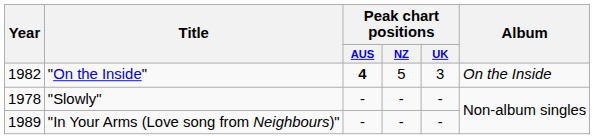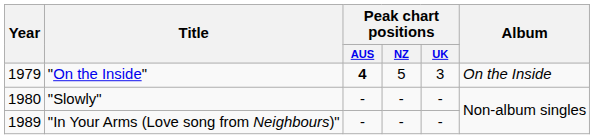(24, 75) 1982 -> (24, 75) 1979
(24, 98) 1978 -> (24, 98) 1980
